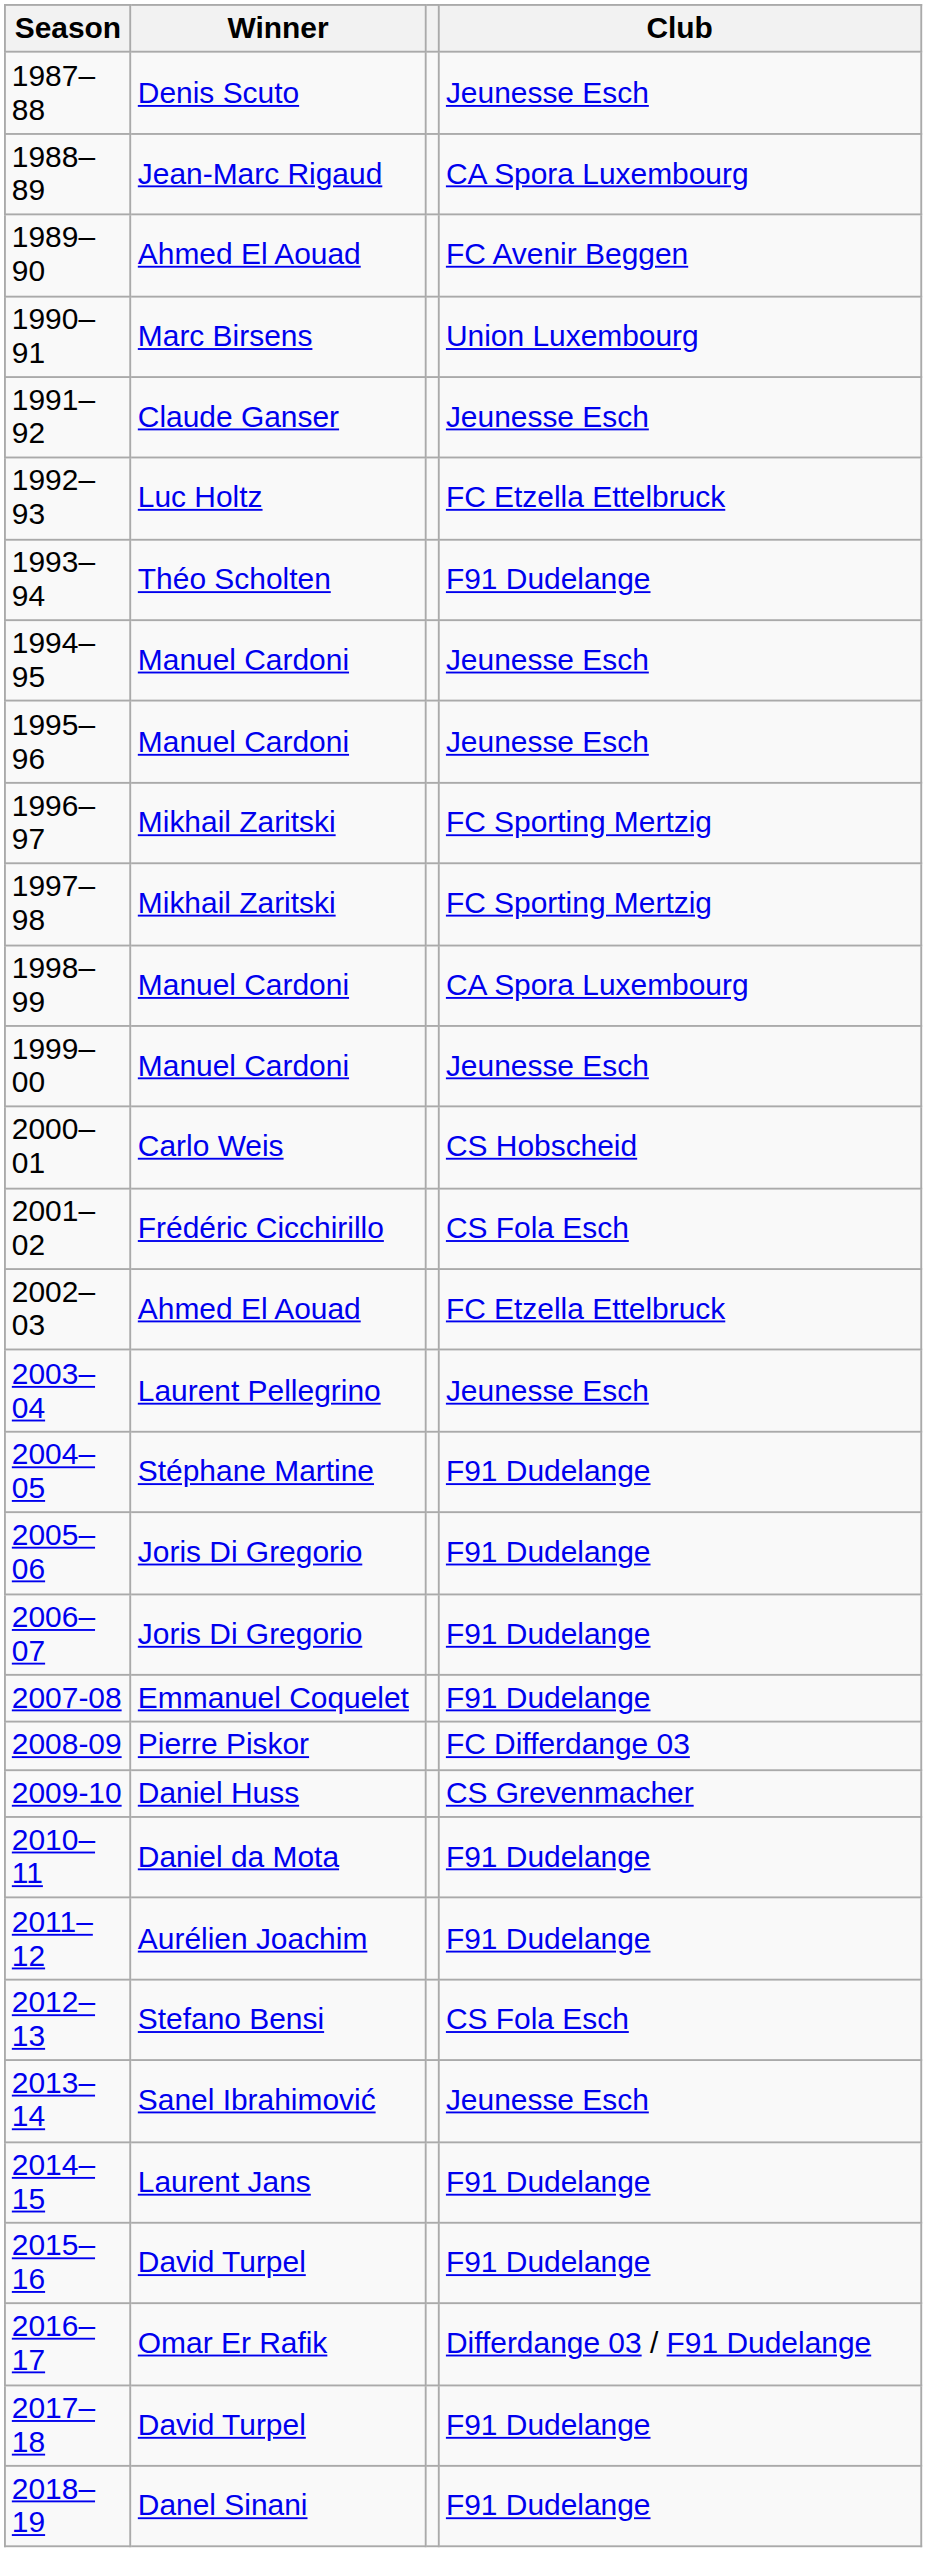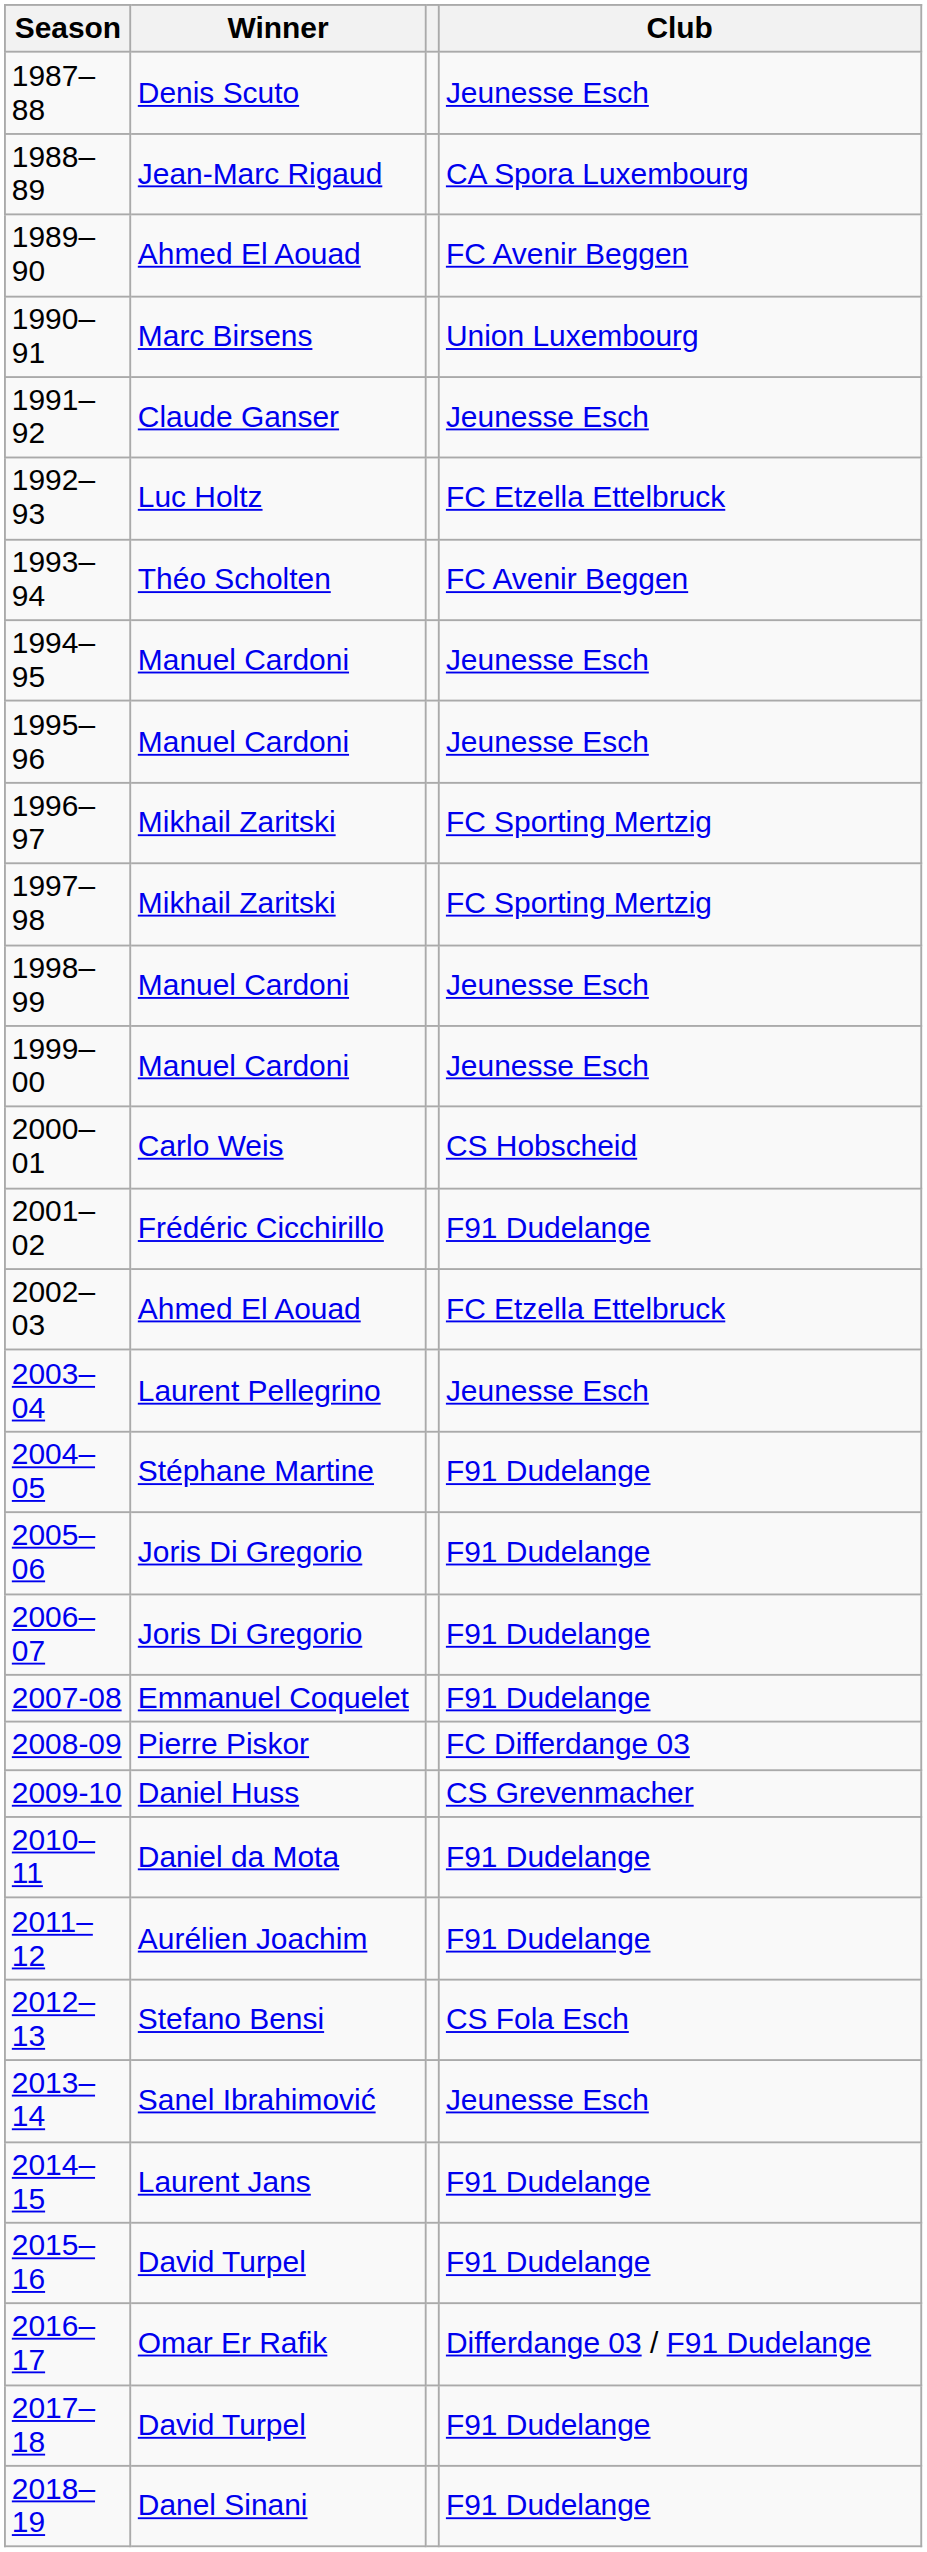(548, 579) F91 Dudelange -> (567, 579) FC Avenir Beggen
(597, 984) CA Spora Luxembourg -> (547, 984) Jeunesse Esch
(537, 1228) CS Fola Esch -> (548, 1228) F91 Dudelange
